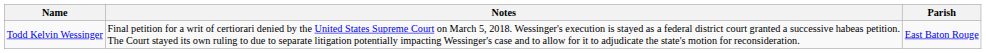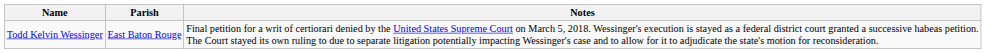columns swapped: (942, 12) <-> (504, 12)
